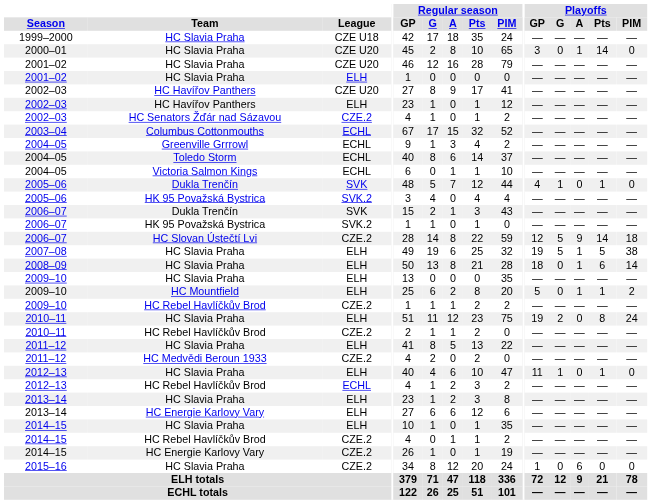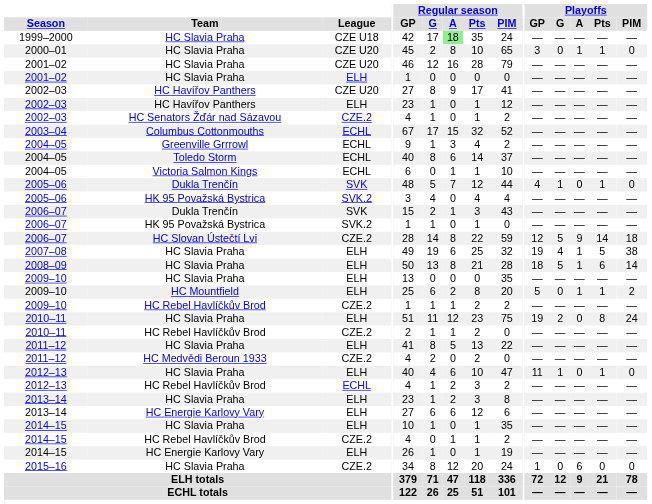(453, 37) no background -> (453, 37) lightgreen background
(602, 51) 14 -> (602, 51) 1
(560, 252) 5 -> (560, 252) 4
(560, 265) 0 -> (560, 265) 5
(357, 453) CZE.2 -> (357, 453) ELH
